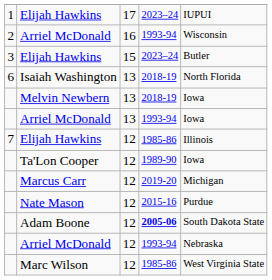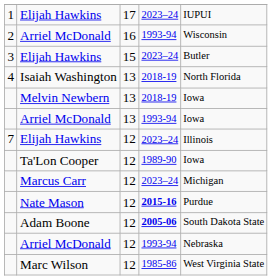(11, 77) 6 -> (11, 77) 4
(159, 139) 1985-86 -> (160, 139) 2023–24
(159, 181) 2019-20 -> (160, 181) 2023–24
(159, 202) normal -> (159, 202) bold
